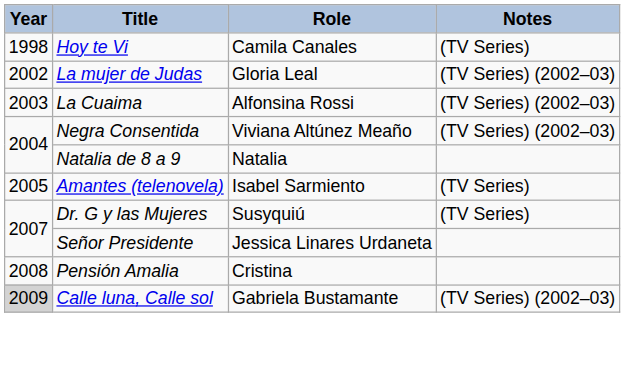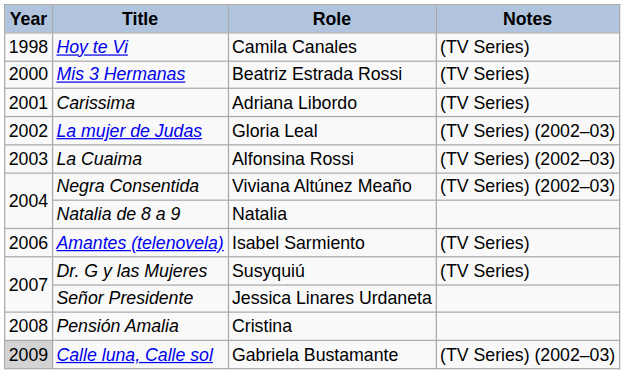+ row: (121, 75)
+ row: (96, 103)
(28, 187) 2005 -> (28, 243) 2006
